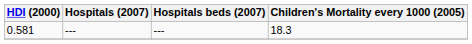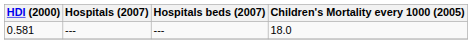(281, 30) 18.3 -> (281, 30) 18.0
